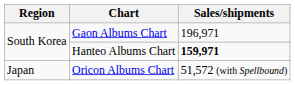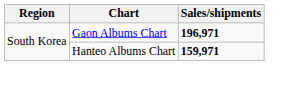(200, 32) normal -> (200, 32) bold
- row: (123, 70)
